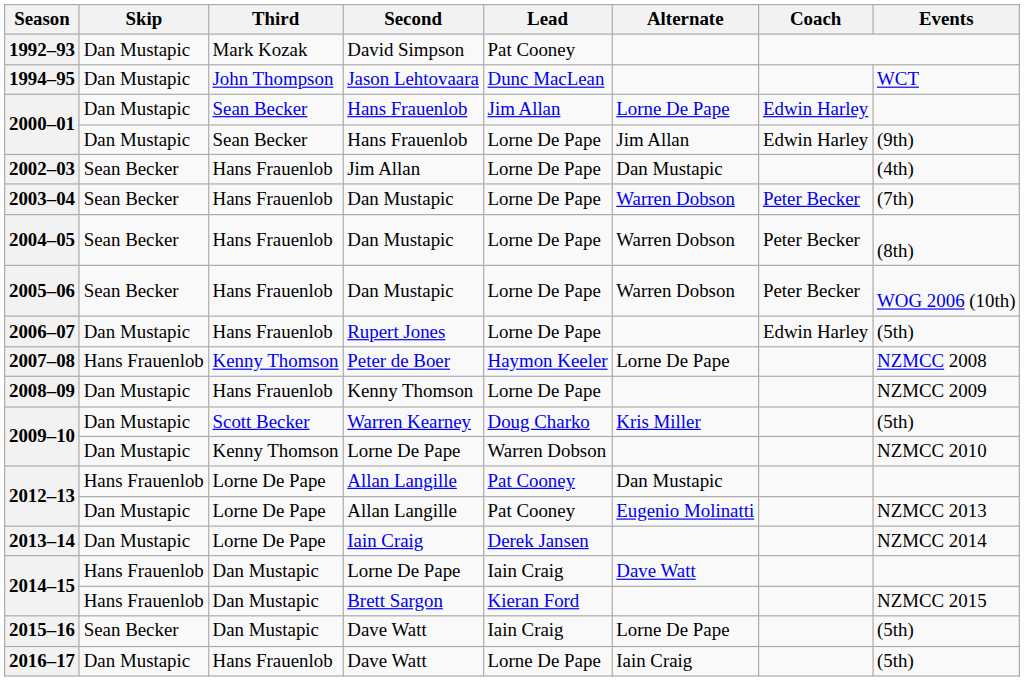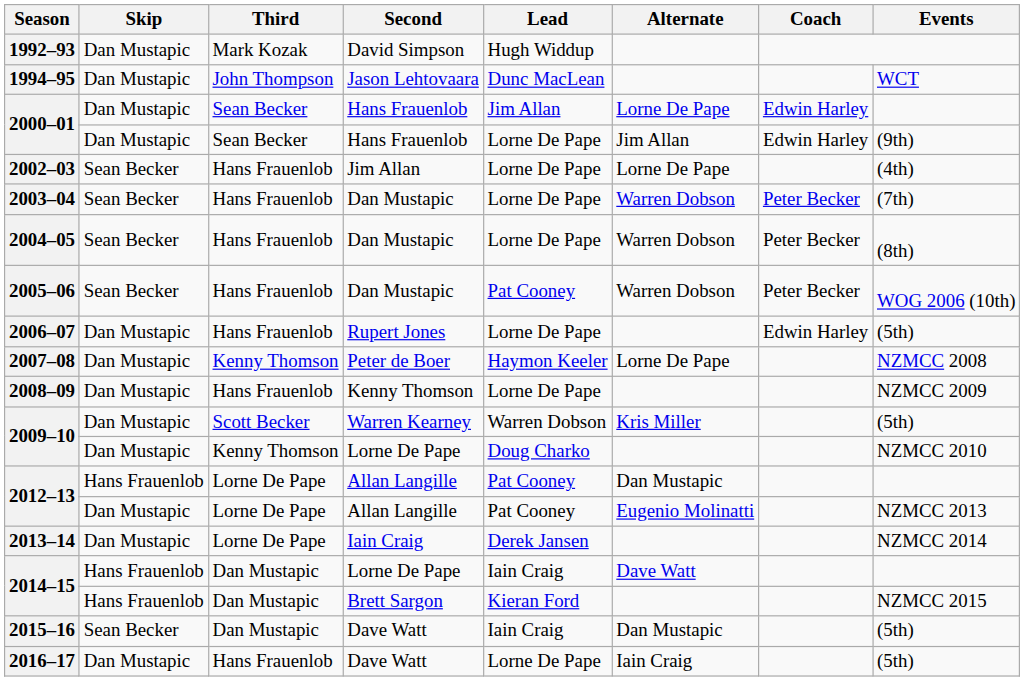(531, 49) Pat Cooney -> (541, 49) Hugh Widdup
(670, 169) Dan Mustapic -> (673, 169) Lorne De Pape
(544, 290) Lorne De Pape -> (531, 290) Pat Cooney
(144, 361) Hans Frauenlob -> (137, 361) Dan Mustapic
(539, 421) Doug Charko -> (547, 421) Warren Dobson
(547, 451) Warren Dobson -> (539, 451) Doug Charko
(673, 630) Lorne De Pape -> (670, 630) Dan Mustapic
